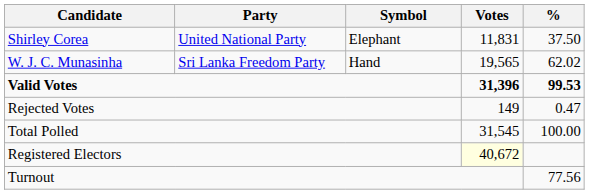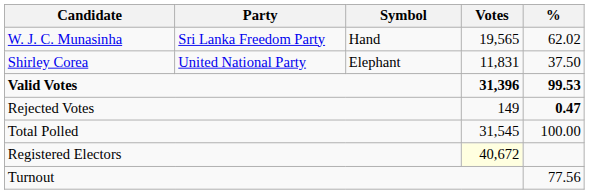rows swapped: (65, 62) <-> (48, 39)
(568, 108) normal -> (568, 108) bold
